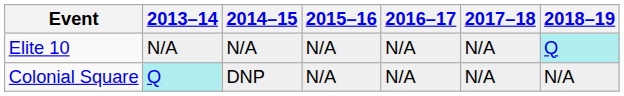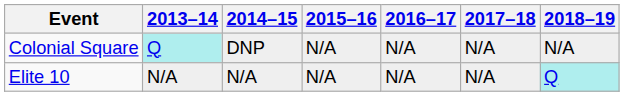rows swapped: (39, 47) <-> (74, 76)
